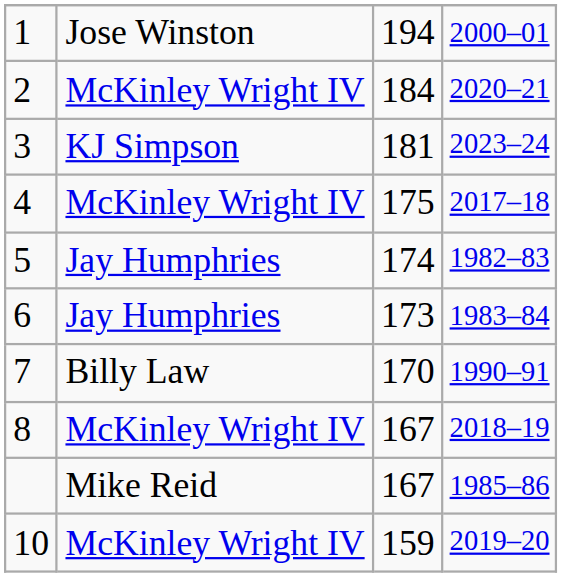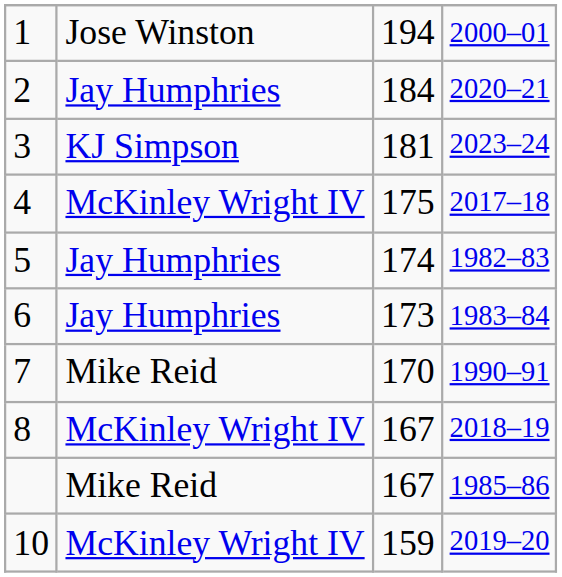(215, 89) McKinley Wright IV -> (173, 89) Jay Humphries
(137, 372) Billy Law -> (141, 372) Mike Reid
